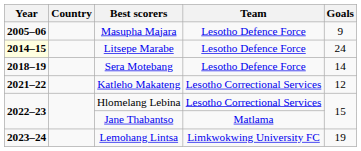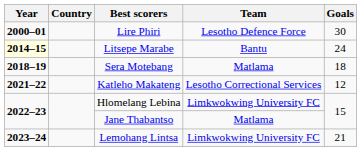+ row: (139, 31)
- row: (139, 31)
(254, 48) Lesotho Defence Force -> (254, 48) Bantu
(254, 66) Lesotho Defence Force -> (254, 66) Matlama
(340, 66) 14 -> (340, 66) 18
(254, 102) Lesotho Correctional Services -> (254, 102) Limkwokwing University FC
(340, 137) 19 -> (340, 137) 21
